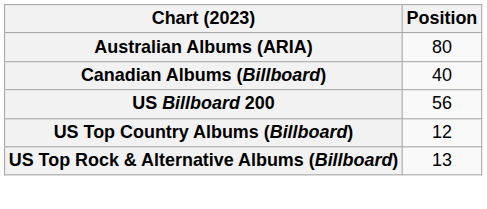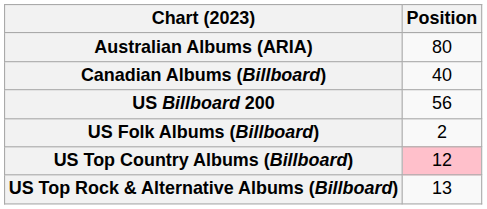+ row: (204, 132)
(442, 132) no background -> (442, 160) pink background
